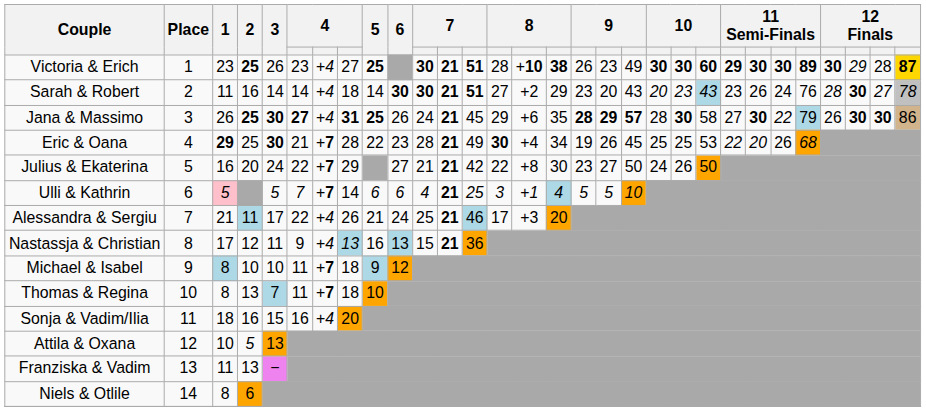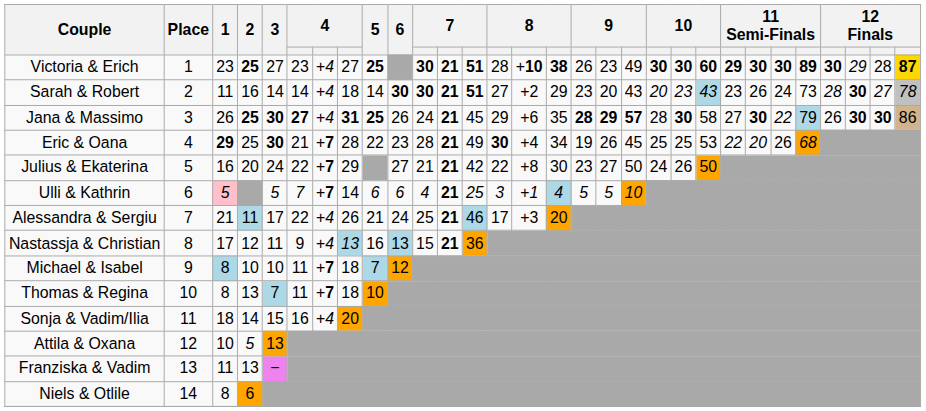(275, 67) 26 -> (275, 67) 27
(808, 92) 76 -> (808, 92) 73
(375, 268) 9 -> (375, 268) 7
(250, 318) 16 -> (250, 318) 14
